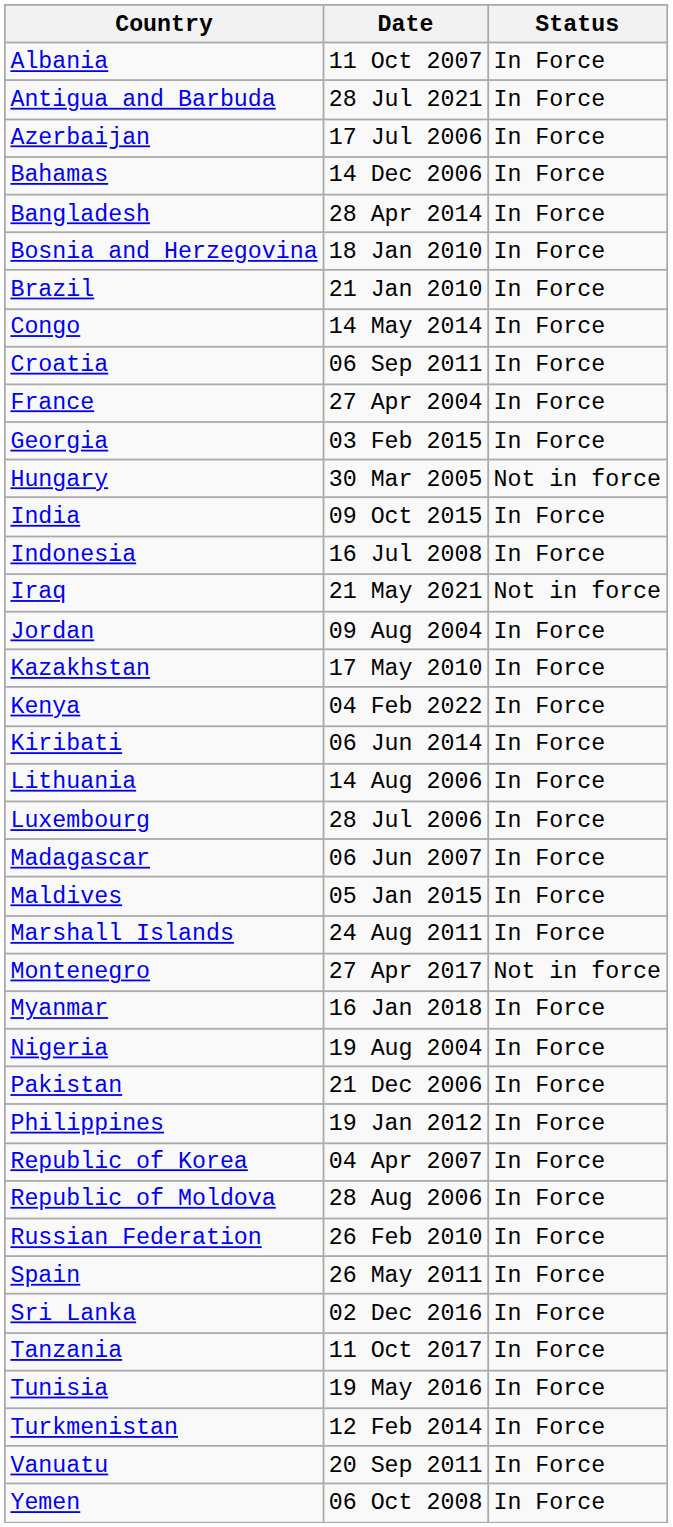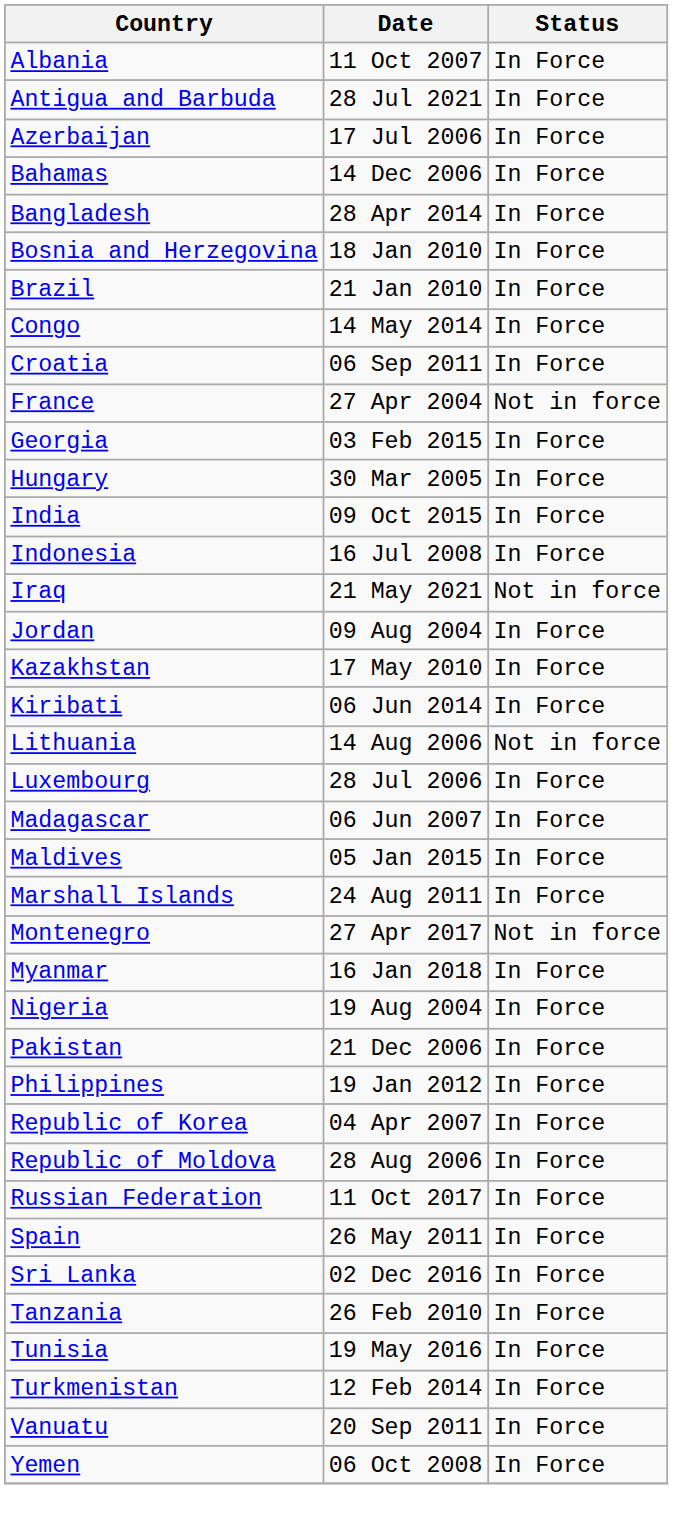(549, 403) In Force -> (577, 403) Not in force
(577, 479) Not in force -> (549, 479) In Force
- row: (45, 707)
(549, 782) In Force -> (577, 744) Not in force
(406, 1237) 26 Feb 2010 -> (406, 1200) 11 Oct 2017
(406, 1351) 11 Oct 2017 -> (406, 1313) 26 Feb 2010
